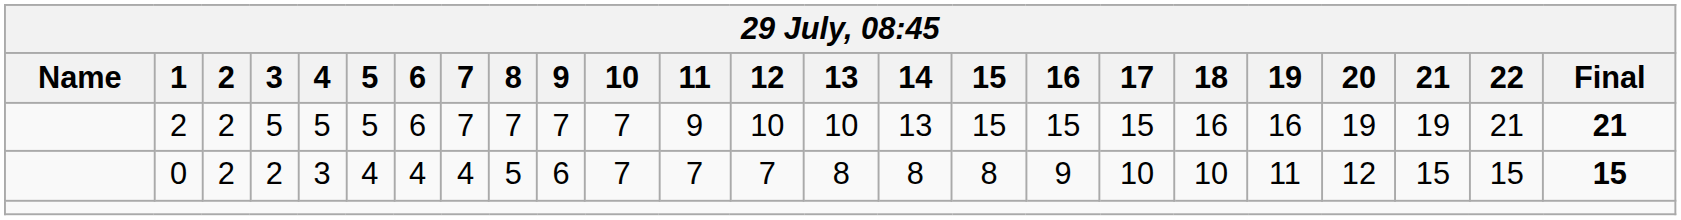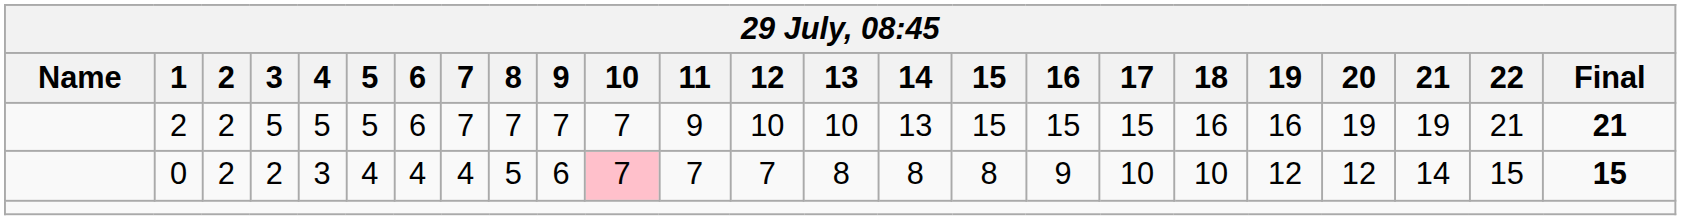(622, 175) no background -> (622, 175) pink background
(1285, 175) 11 -> (1285, 175) 12
(1433, 175) 15 -> (1433, 175) 14
